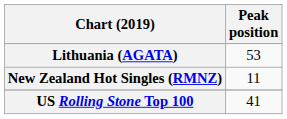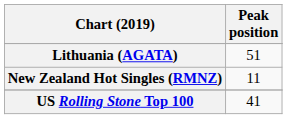(254, 55) 53 -> (254, 55) 51
